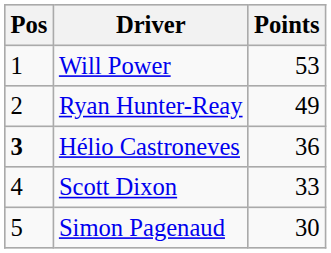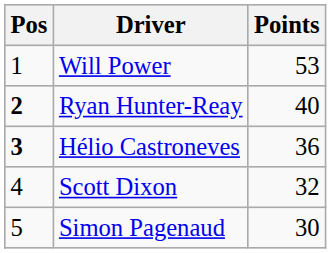(17, 106) normal -> (17, 106) bold
(307, 106) 49 -> (307, 106) 40
(307, 187) 33 -> (307, 187) 32
